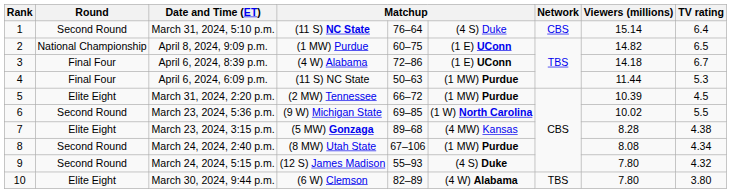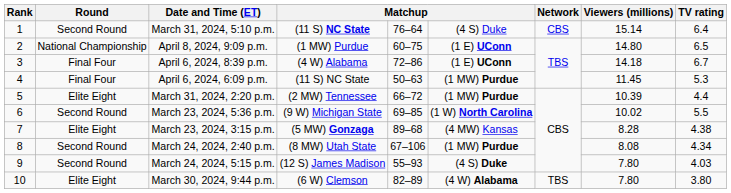(629, 46) 14.82 -> (629, 46) 14.80
(629, 79) 11.44 -> (629, 79) 11.45
(701, 96) 4.5 -> (701, 96) 4.4
(701, 163) 4.32 -> (701, 163) 4.03
